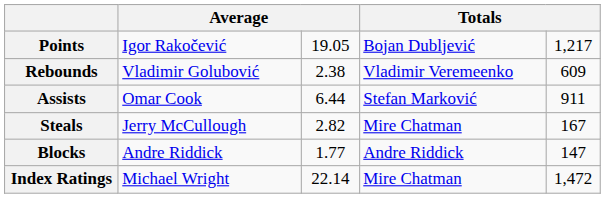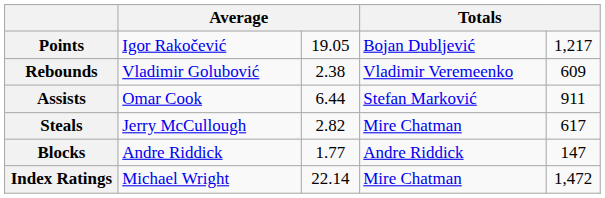(573, 125) 167 -> (573, 125) 617
